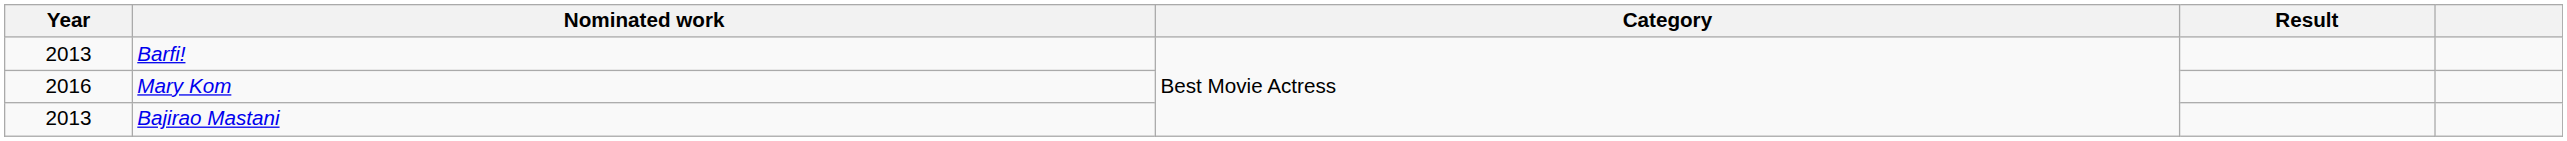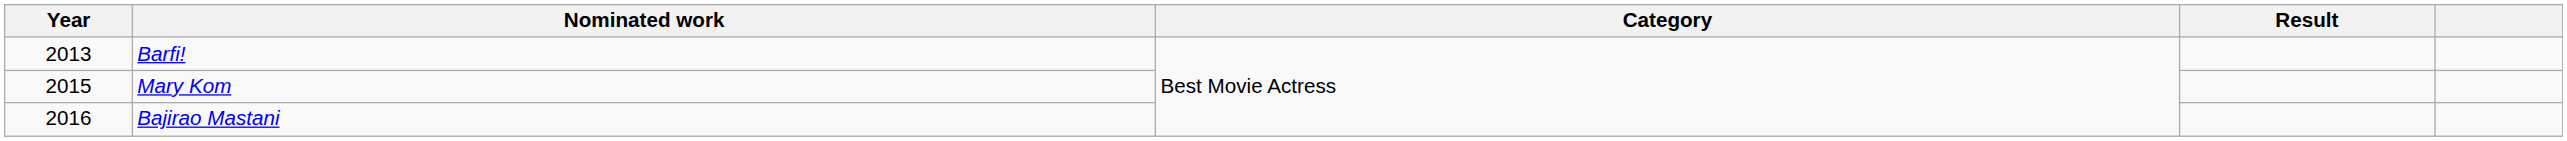(69, 86) 2016 -> (69, 86) 2015
(69, 119) 2013 -> (69, 119) 2016
